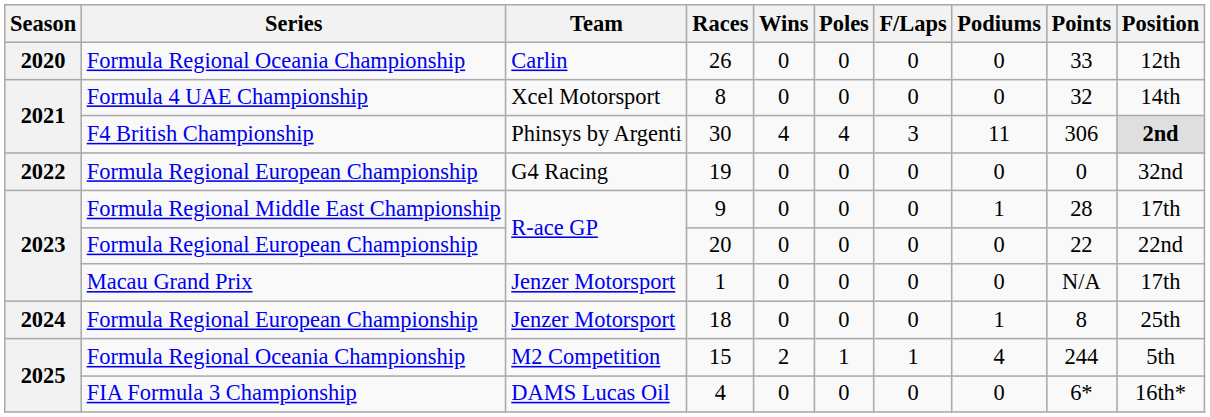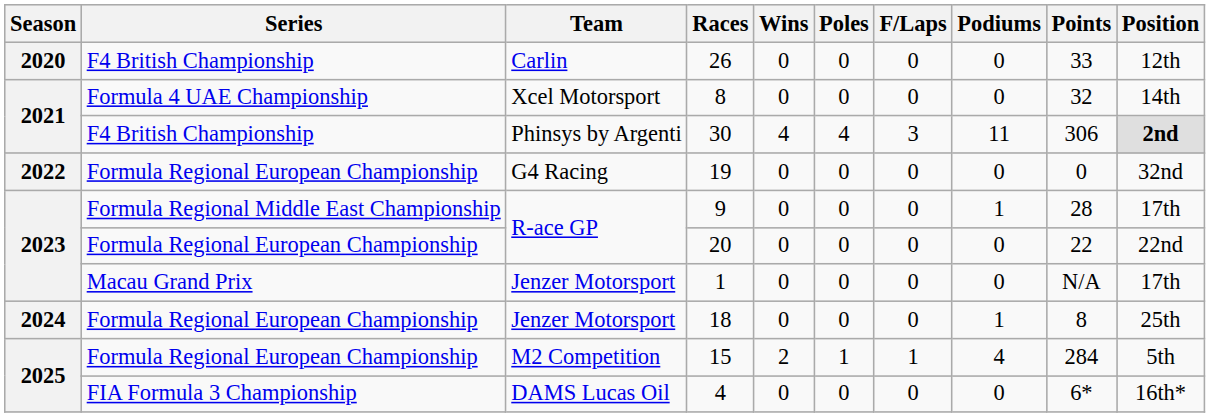(276, 60) Formula Regional Oceania Championship -> (200, 60) F4 British Championship
(276, 356) Formula Regional Oceania Championship -> (282, 356) Formula Regional European Championship
(1081, 356) 244 -> (1081, 356) 284
